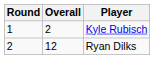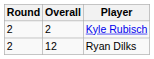(10, 29) 1 -> (10, 29) 2
